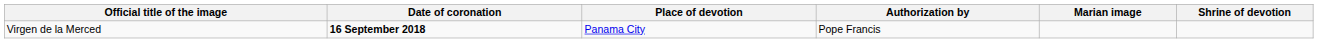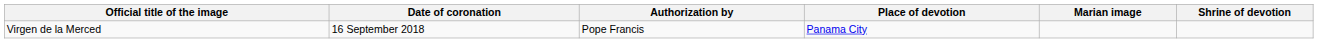columns swapped: (699, 12) <-> (928, 12)
(378, 29) bold -> (378, 29) normal
